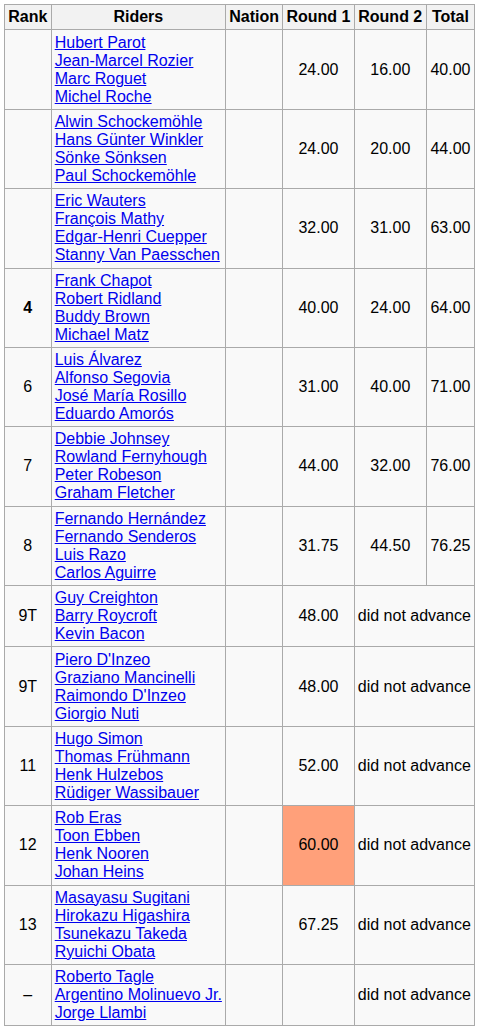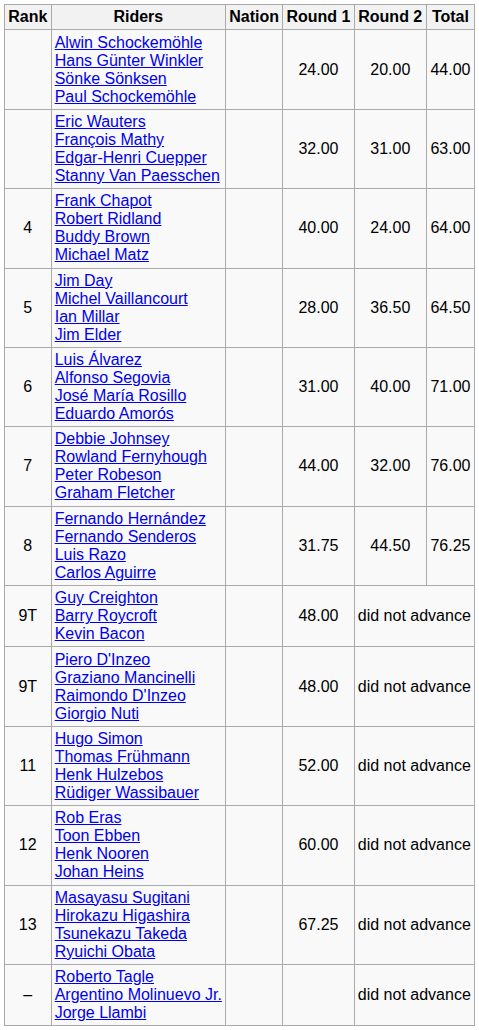- row: (124, 69)
(28, 307) bold -> (28, 228) normal
+ row: (121, 307)
(318, 845) lightsalmon background -> (318, 845) no background
